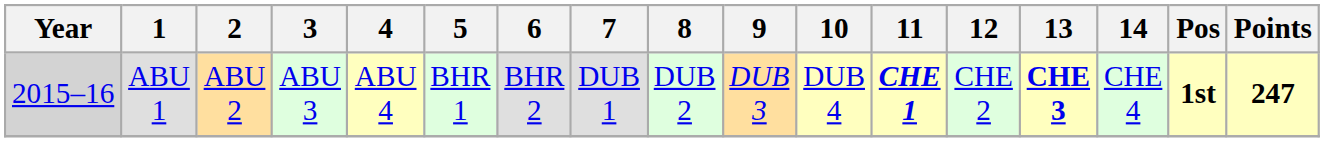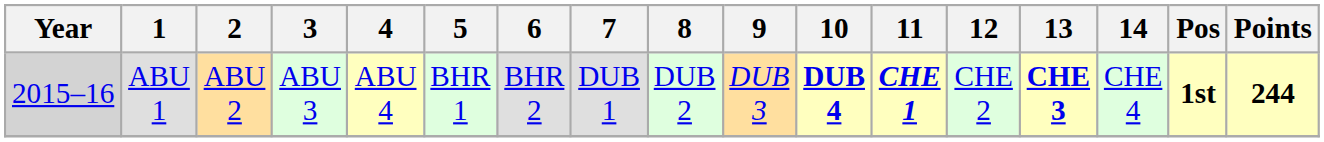(834, 93) normal -> (834, 93) bold
(1273, 93) 247 -> (1273, 93) 244
